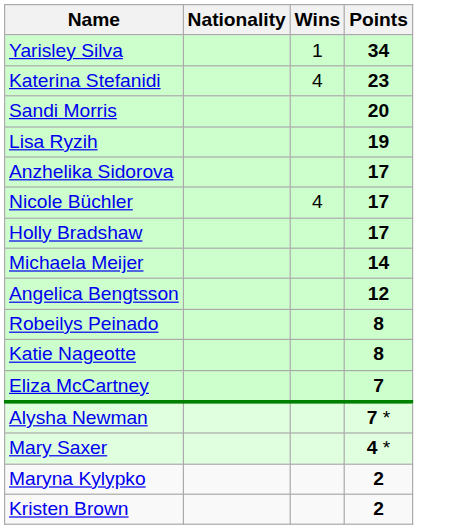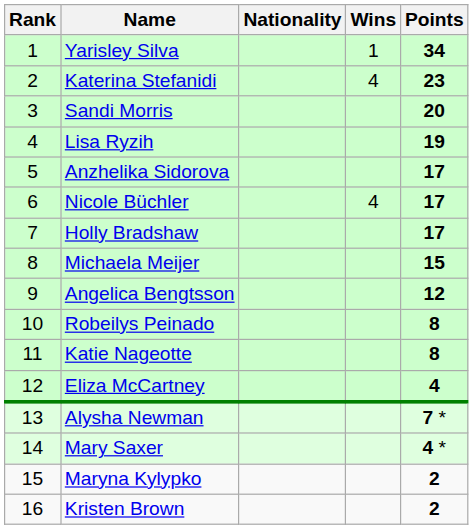+ column: (33, 19)
(378, 263) 14 -> (434, 263) 15
(378, 385) 7 -> (434, 385) 4
